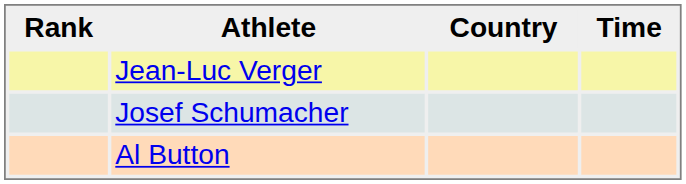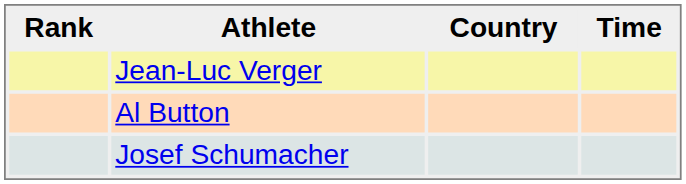rows swapped: (232, 112) <-> (172, 154)
